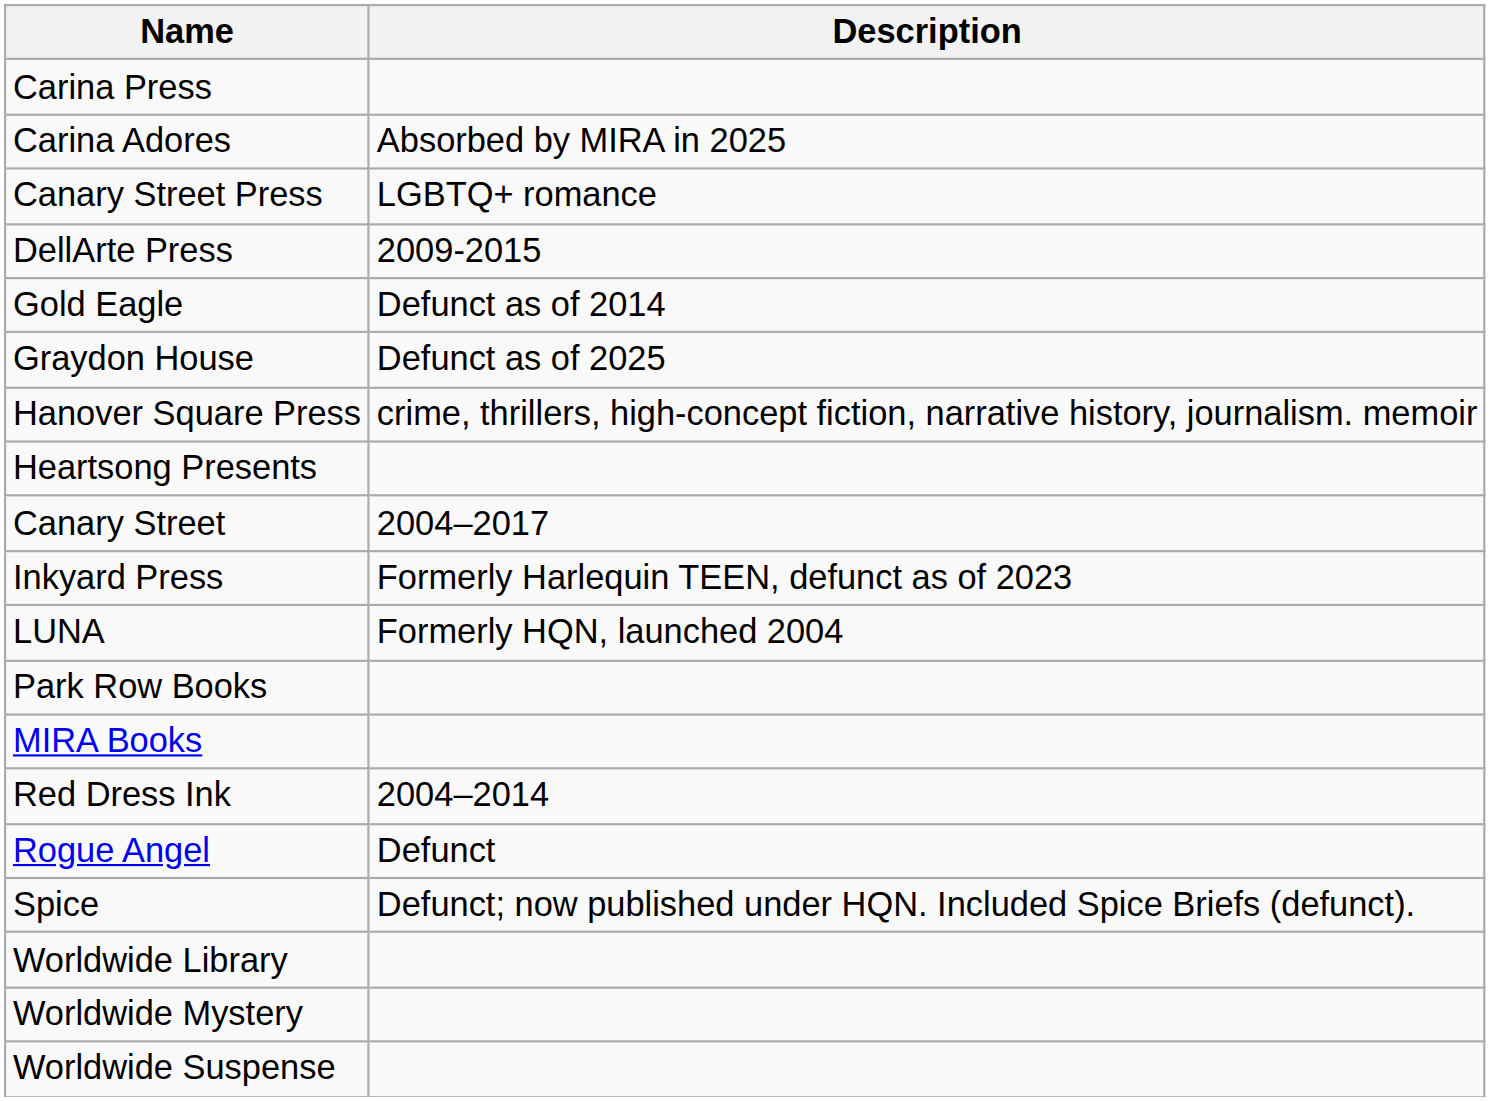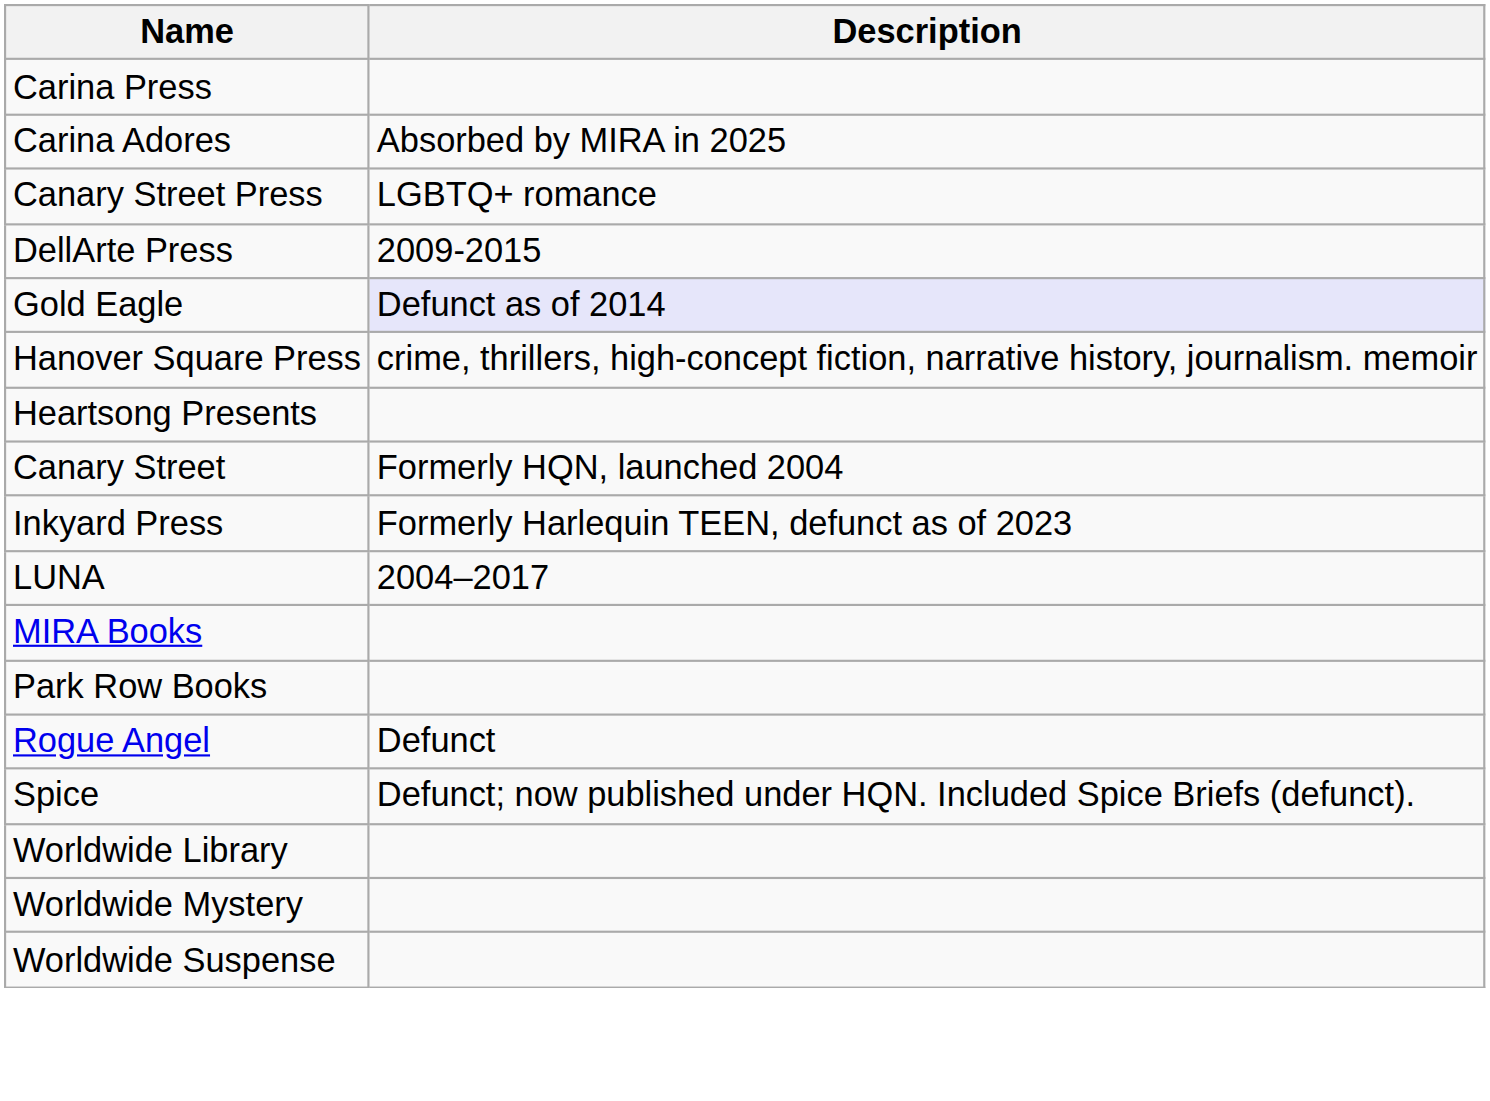(521, 304) no background -> (521, 304) lavender background
- row: (133, 359)
(463, 522) 2004–2017 -> (610, 468) Formerly HQN, launched 2004
(610, 631) Formerly HQN, launched 2004 -> (463, 577) 2004–2017
rows swapped: (108, 741) <-> (140, 686)
- row: (122, 795)
